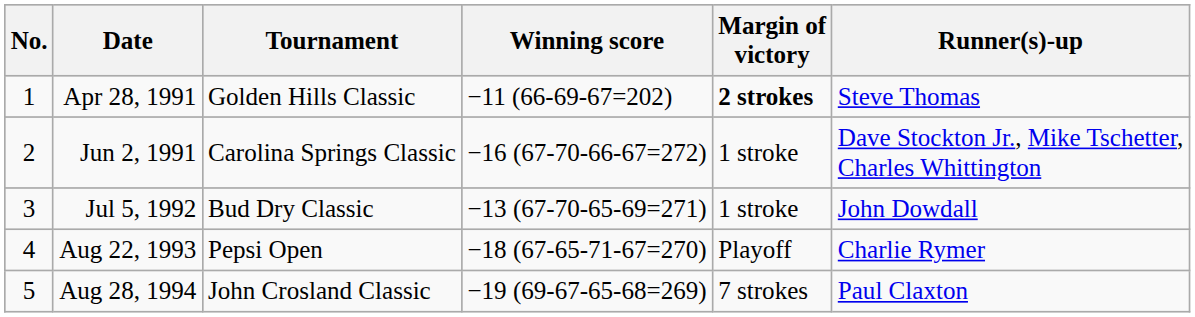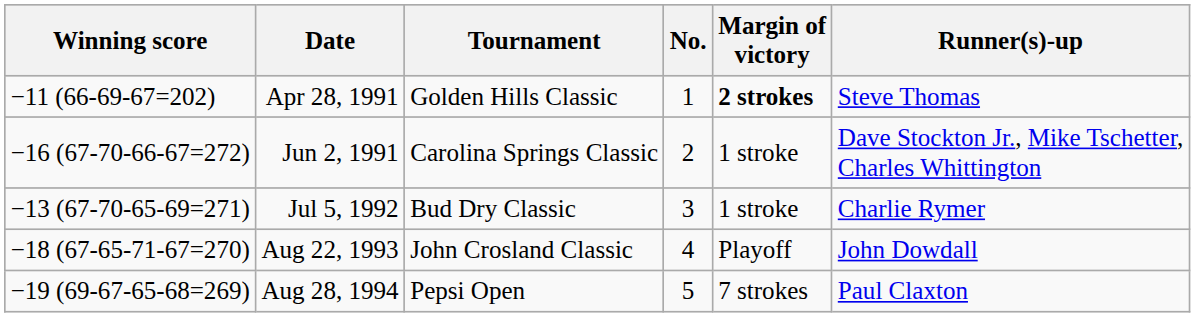columns swapped: (29, 40) <-> (587, 40)
(908, 208) John Dowdall -> (911, 208) Charlie Rymer
(265, 250) Pepsi Open -> (522, 250) John Crosland Classic
(911, 250) Charlie Rymer -> (908, 250) John Dowdall
(319, 291) John Crosland Classic -> (468, 291) Pepsi Open
